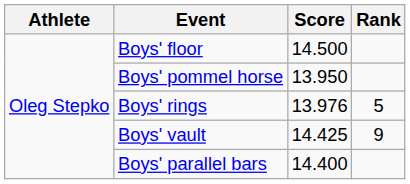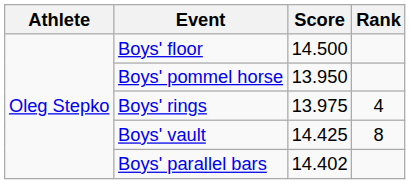(320, 106) 13.976 -> (320, 106) 13.975
(378, 106) 5 -> (378, 106) 4
(378, 135) 9 -> (378, 135) 8
(320, 164) 14.400 -> (320, 164) 14.402
